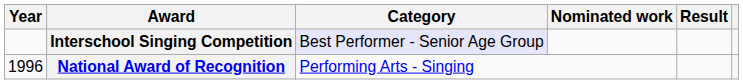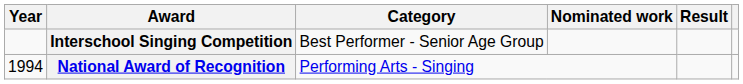(422, 41) lavender background -> (422, 41) no background
(26, 66) 1996 -> (26, 66) 1994
